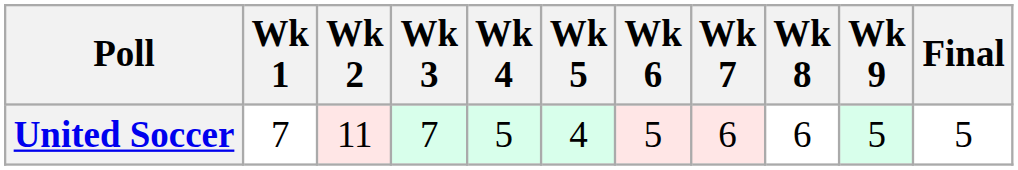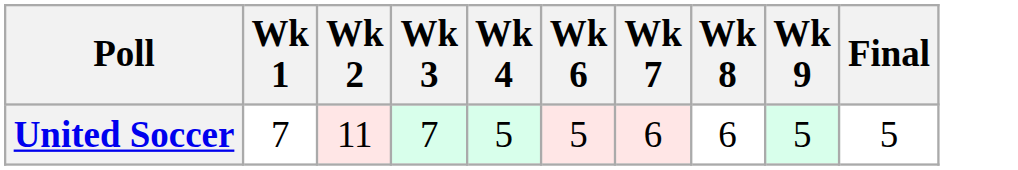- column: (578, 54)
